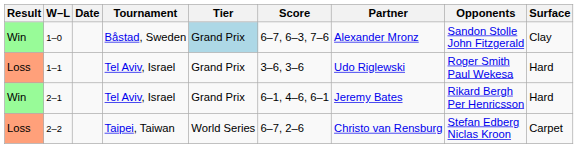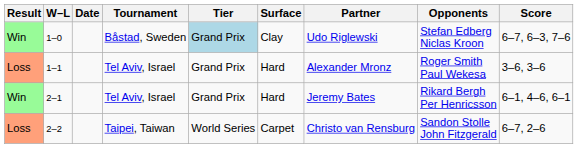columns swapped: (550, 13) <-> (295, 13)
(376, 37) Alexander Mronz -> (342, 37) Udo Riglewski
(486, 37) Sandon Stolle John Fitzgerald -> (456, 37) Stefan Edberg Niclas Kroon
(370, 67) Udo Riglewski -> (349, 67) Alexander Mronz
(483, 128) Stefan Edberg Niclas Kroon -> (458, 128) Sandon Stolle John Fitzgerald
